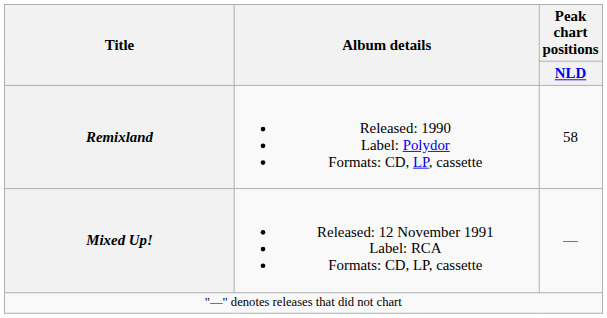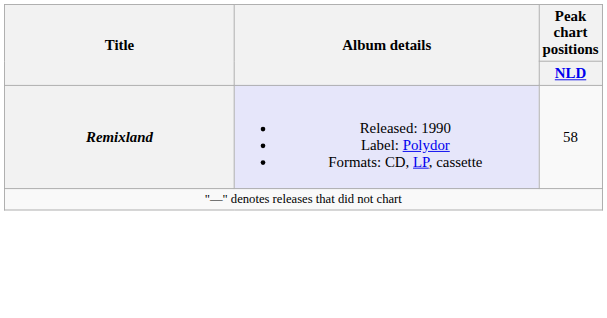(387, 145) no background -> (387, 145) lavender background
- row: (119, 240)
